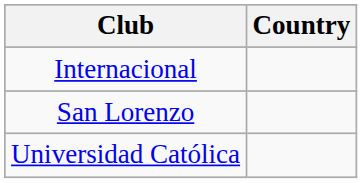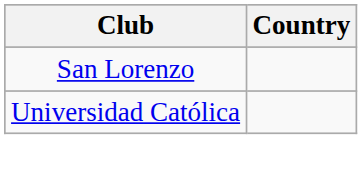- row: (126, 68)
